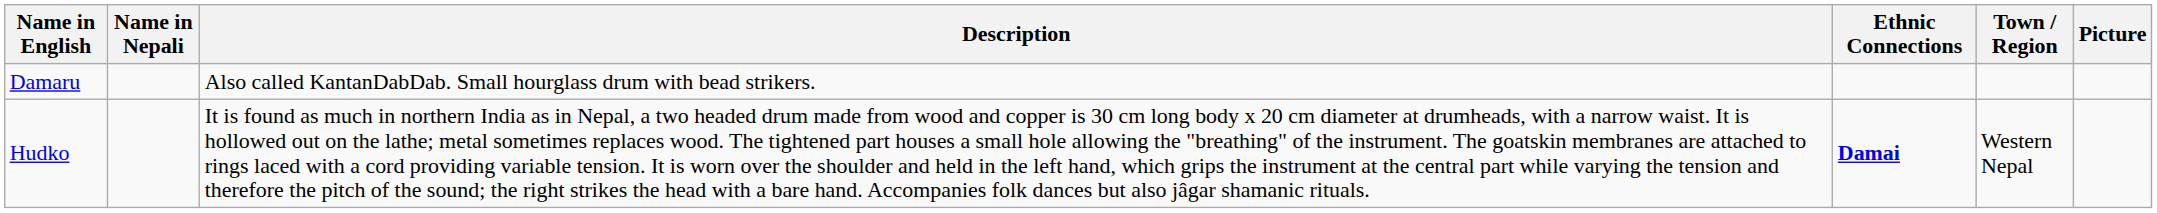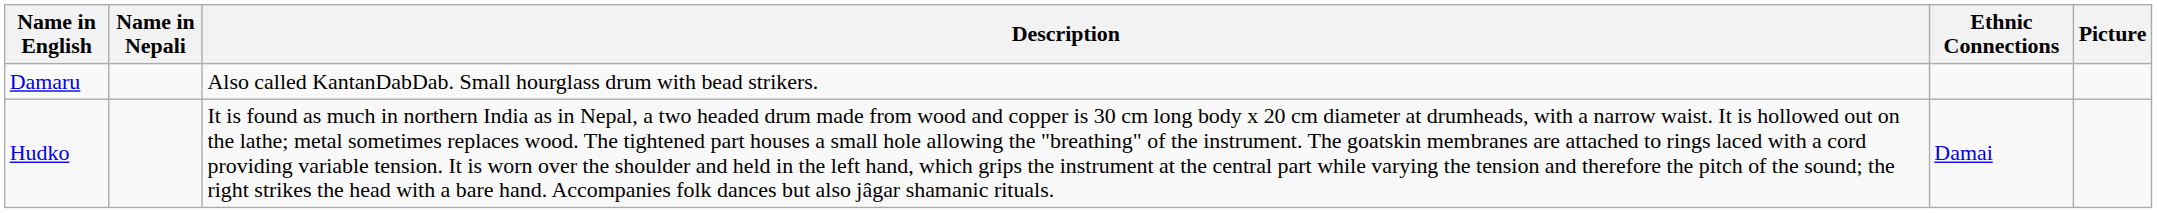- column: (2025, 34)
(1869, 153) bold -> (1964, 153) normal
